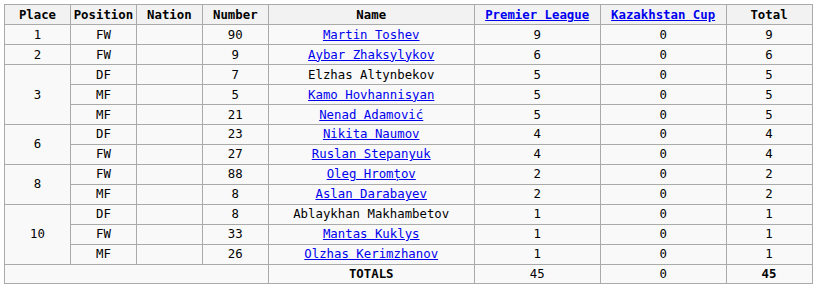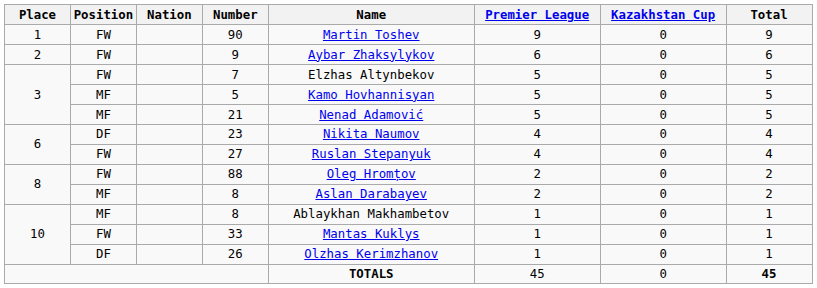(103, 75) DF -> (103, 75) FW
(103, 214) DF -> (103, 214) MF
(103, 254) MF -> (103, 254) DF
